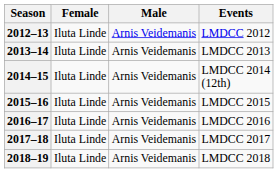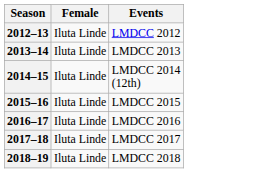- column: (154, 13)
